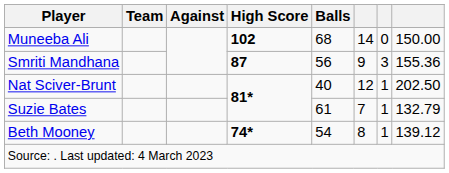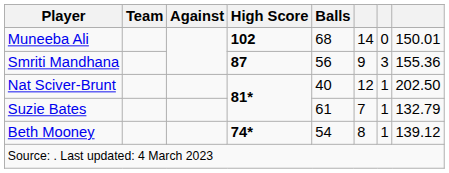(418, 39) 150.00 -> (418, 39) 150.01
